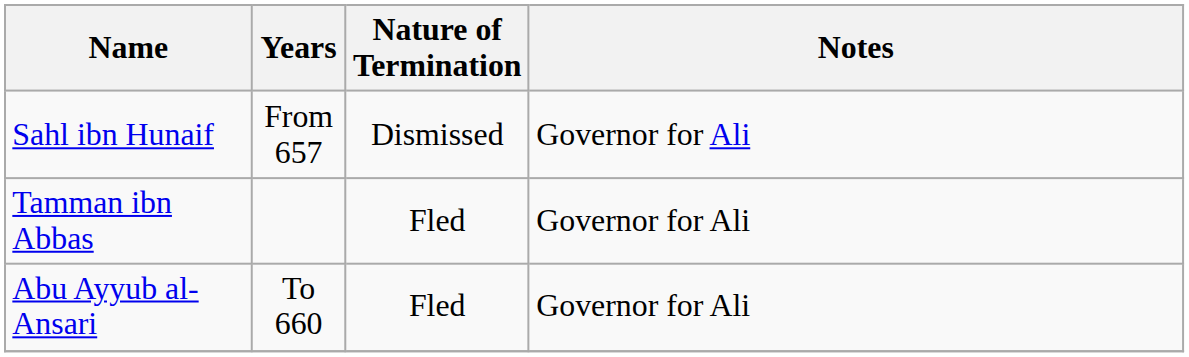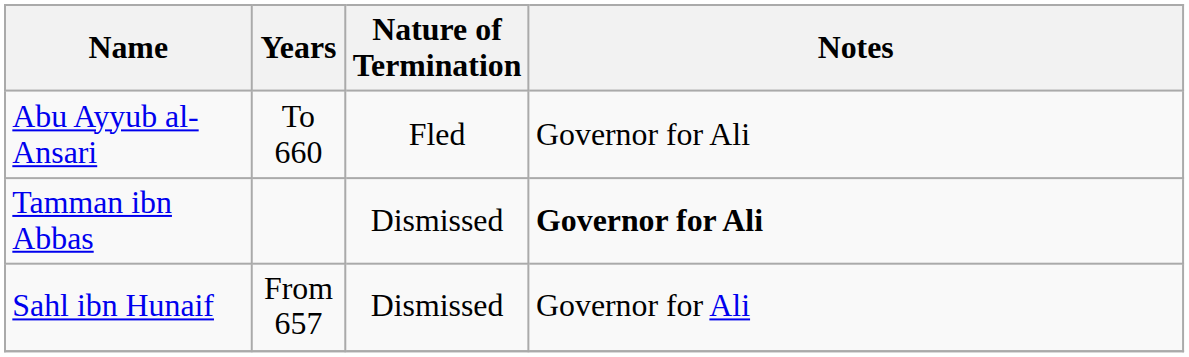rows swapped: (113, 133) <-> (106, 306)
(437, 220) Fled -> (437, 220) Dismissed
(643, 220) normal -> (650, 220) bold
